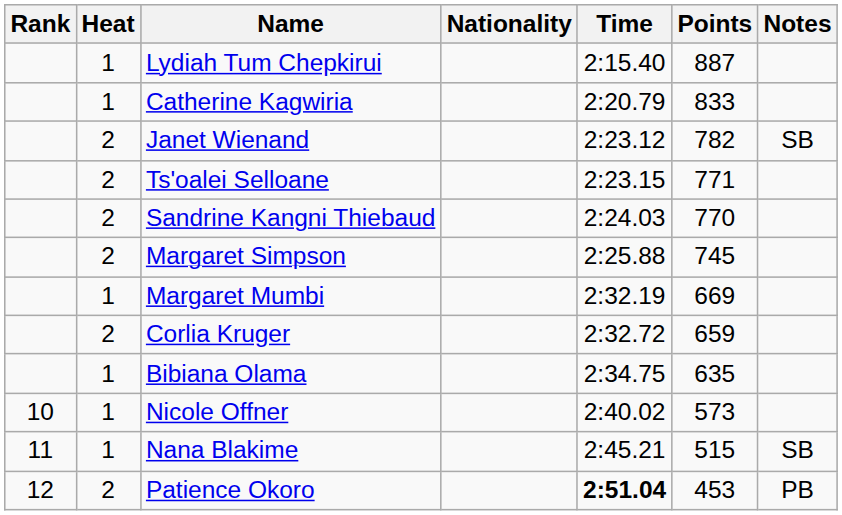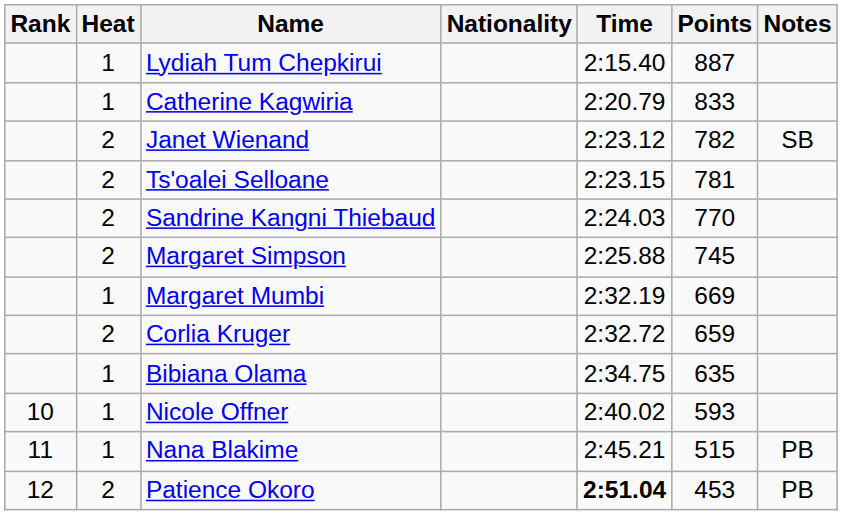(715, 179) 771 -> (715, 179) 781
(715, 412) 573 -> (715, 412) 593
(797, 450) SB -> (797, 450) PB
